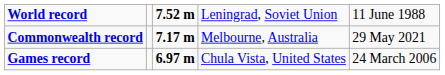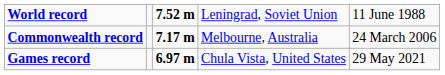(389, 37) 29 May 2021 -> (394, 37) 24 March 2006
(394, 59) 24 March 2006 -> (389, 59) 29 May 2021
